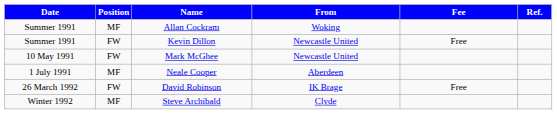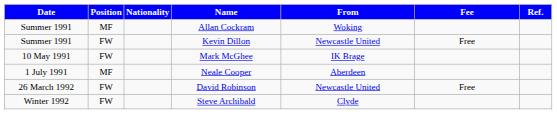+ column: (148, 12)
(326, 57) Newcastle United -> (348, 57) IK Brage
(326, 87) IK Brage -> (348, 87) Newcastle United
(114, 102) MF -> (106, 102) FW
